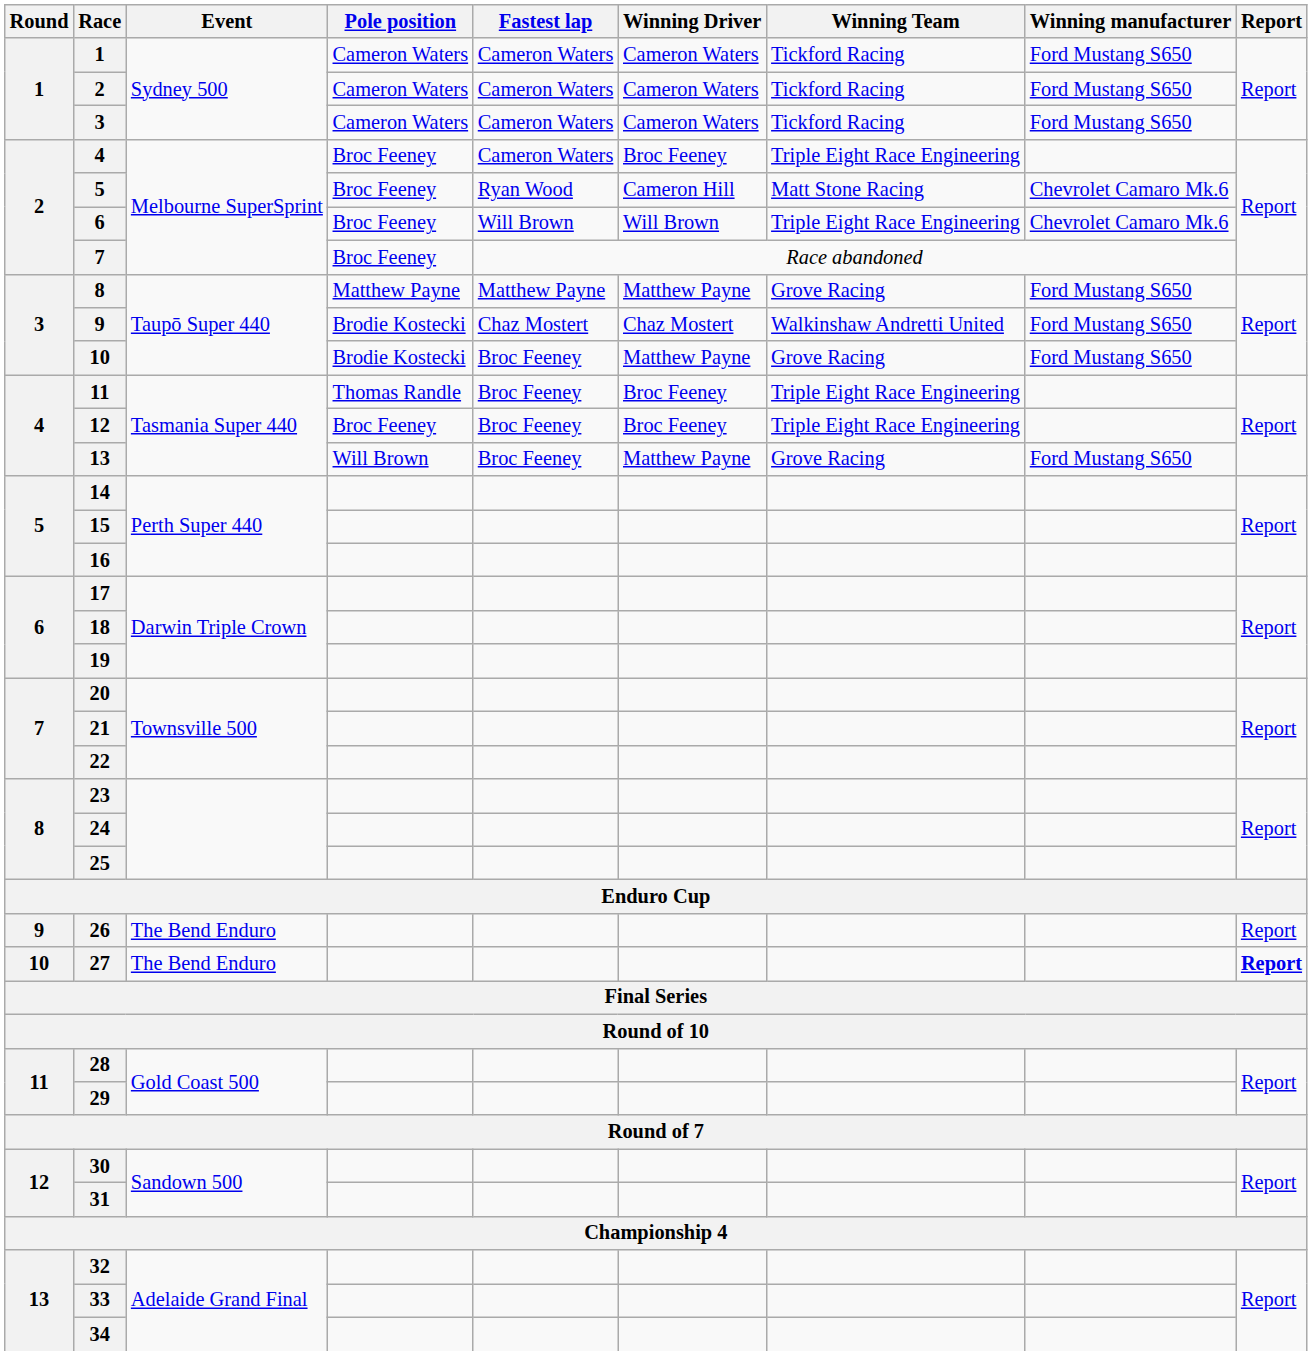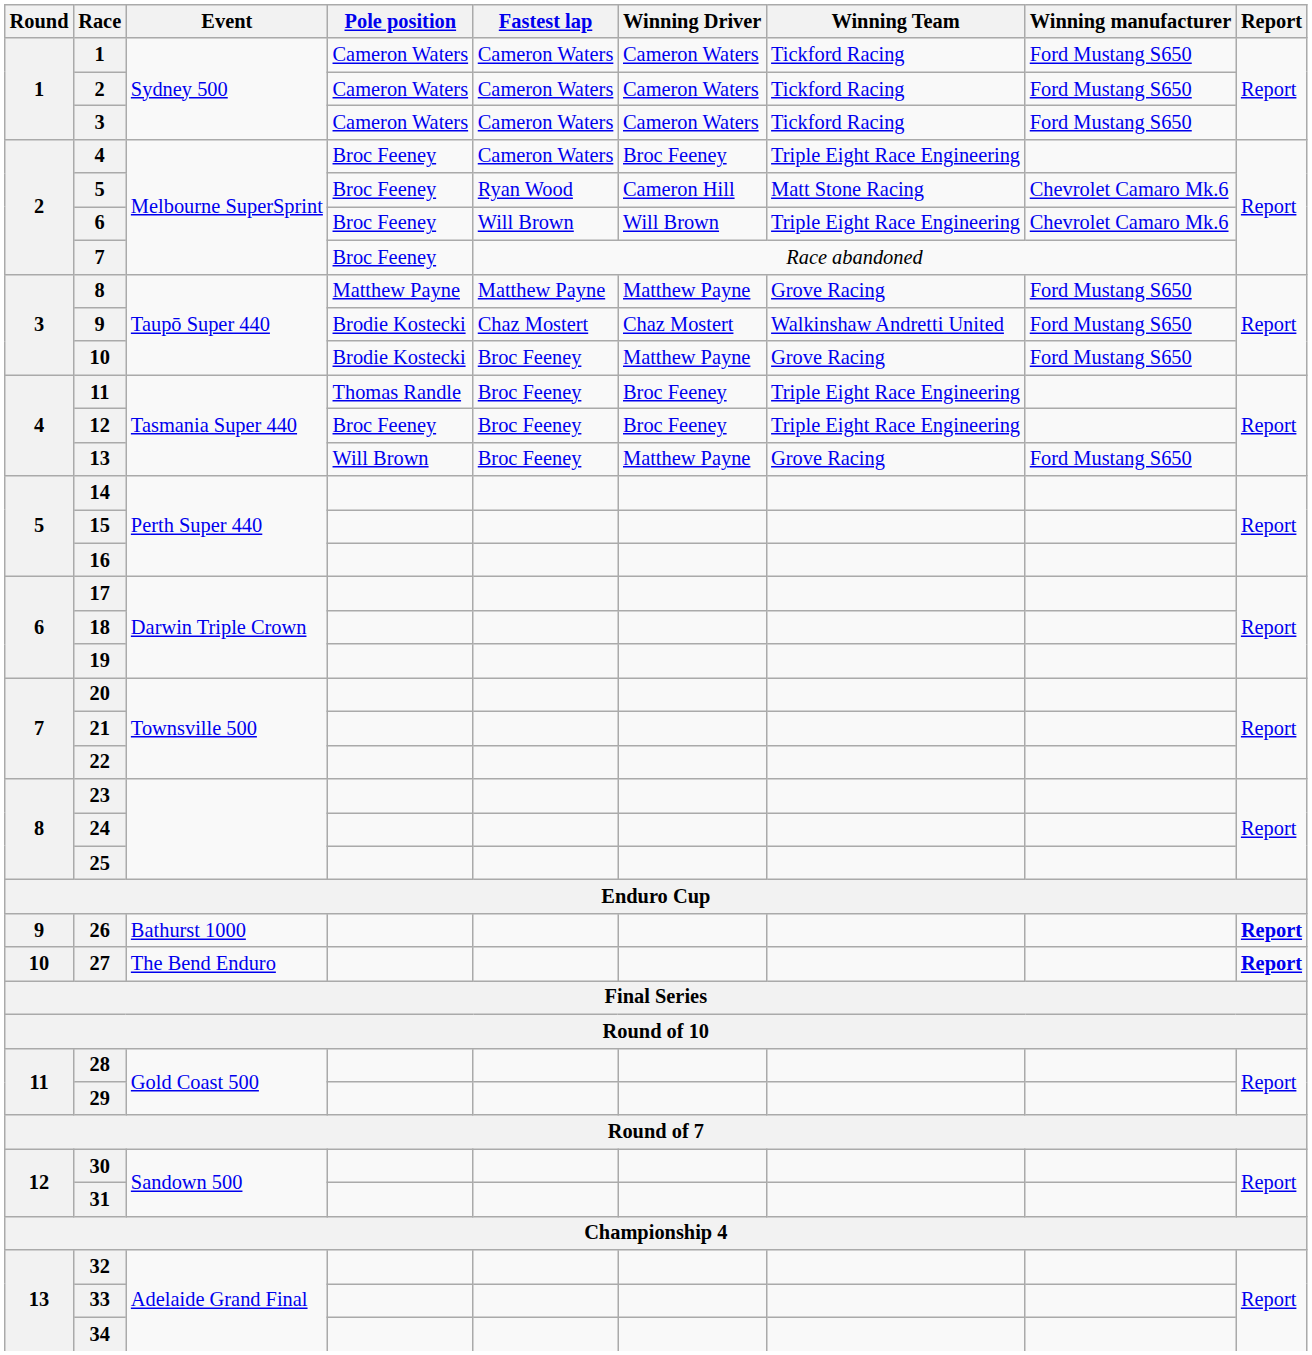(203, 929) The Bend Enduro -> (188, 929) Bathurst 1000
(1269, 929) normal -> (1271, 929) bold
